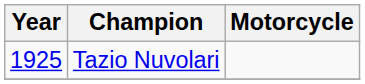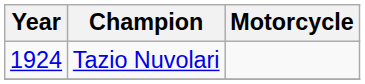(36, 60) 1925 -> (36, 60) 1924
